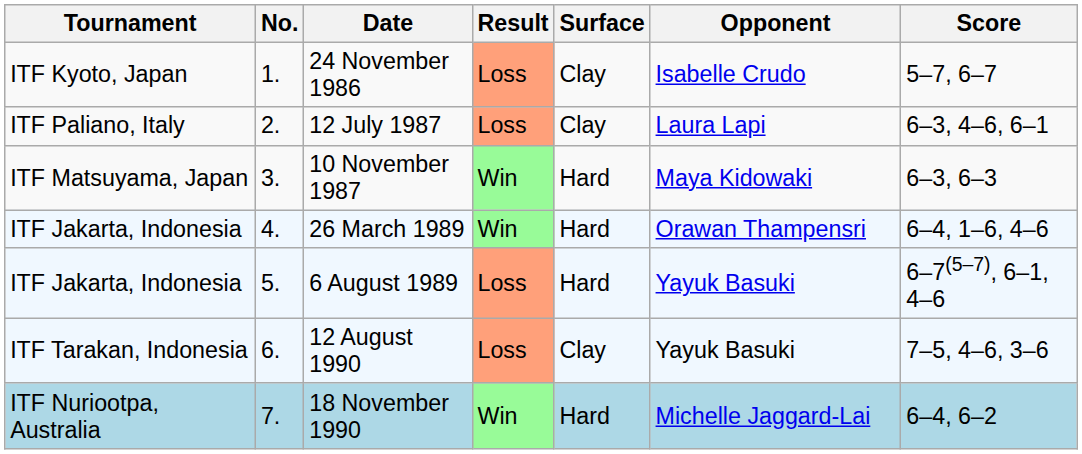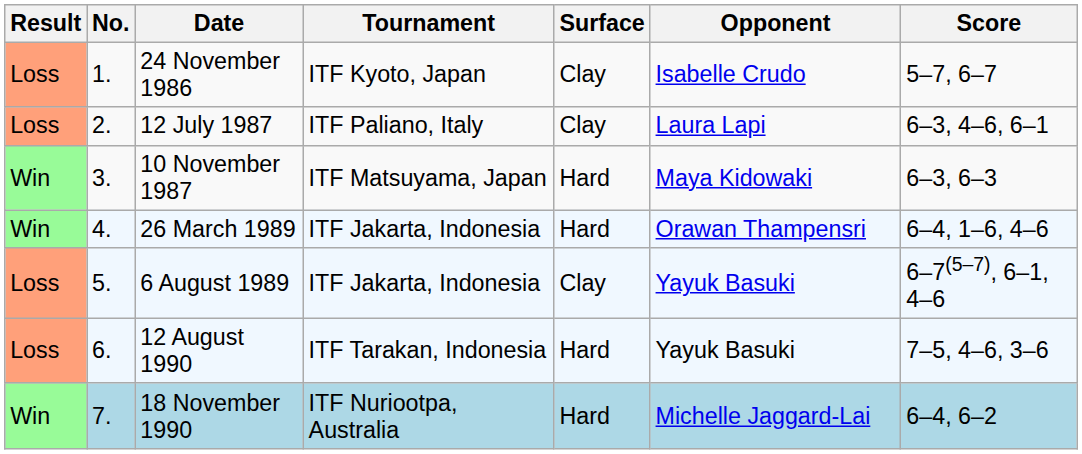columns swapped: (513, 22) <-> (130, 22)
(585, 282) Hard -> (583, 282) Clay
(583, 350) Clay -> (585, 350) Hard
